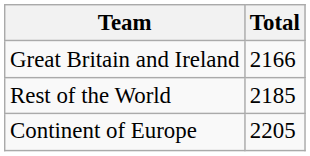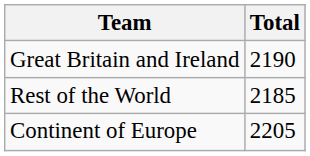(273, 58) 2166 -> (273, 58) 2190
